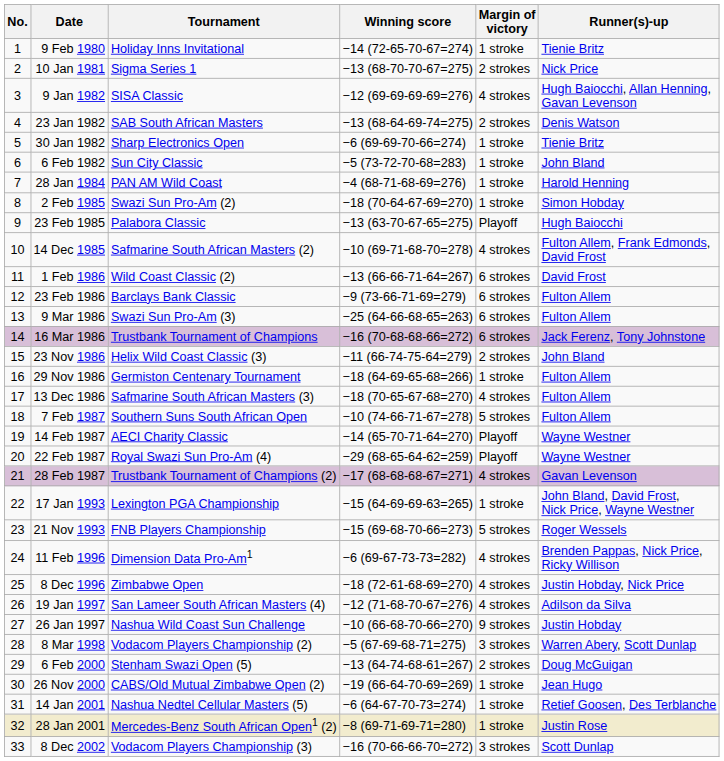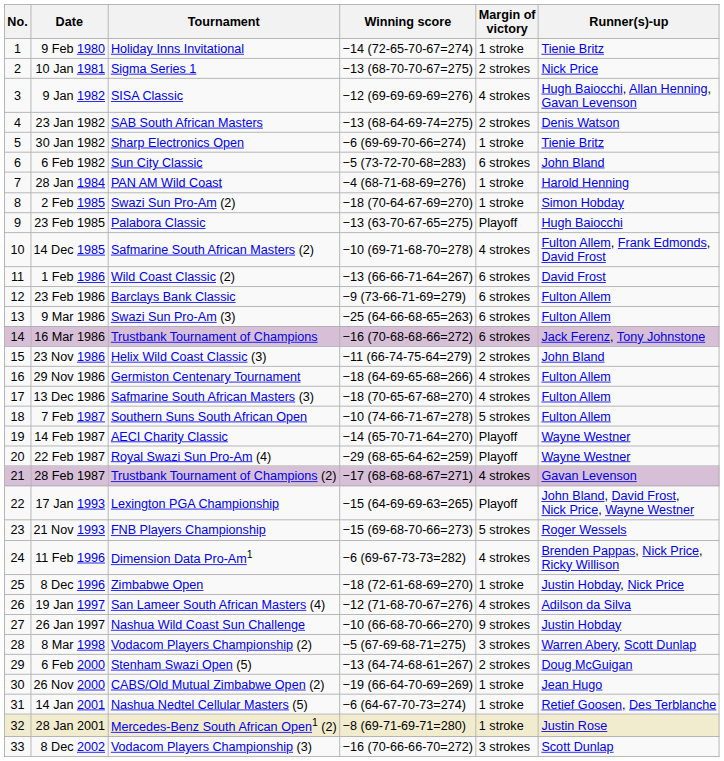(501, 163) 1 stroke -> (504, 163) 6 strokes
(501, 376) 1 stroke -> (504, 376) 4 strokes
(501, 503) 1 stroke -> (498, 503) Playoff
(504, 584) 4 strokes -> (501, 584) 1 stroke
